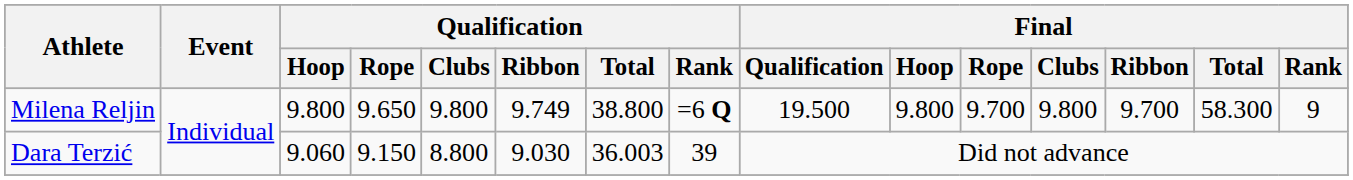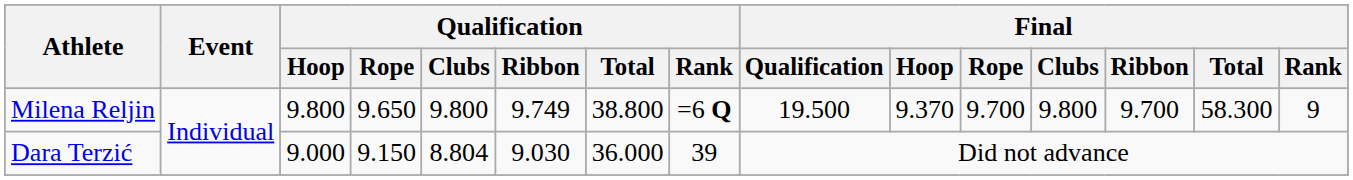(925, 110) 9.800 -> (925, 110) 9.370
(316, 153) 9.060 -> (316, 153) 9.000
(459, 153) 8.800 -> (459, 153) 8.804
(628, 153) 36.003 -> (628, 153) 36.000
